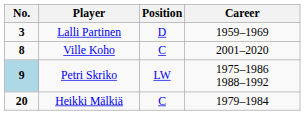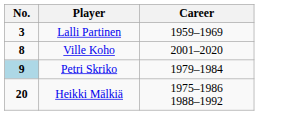- column: (162, 13)
(242, 75) 1975–1986 1988–1992 -> (197, 69) 1979–1984
(242, 100) 1979–1984 -> (197, 94) 1975–1986 1988–1992
